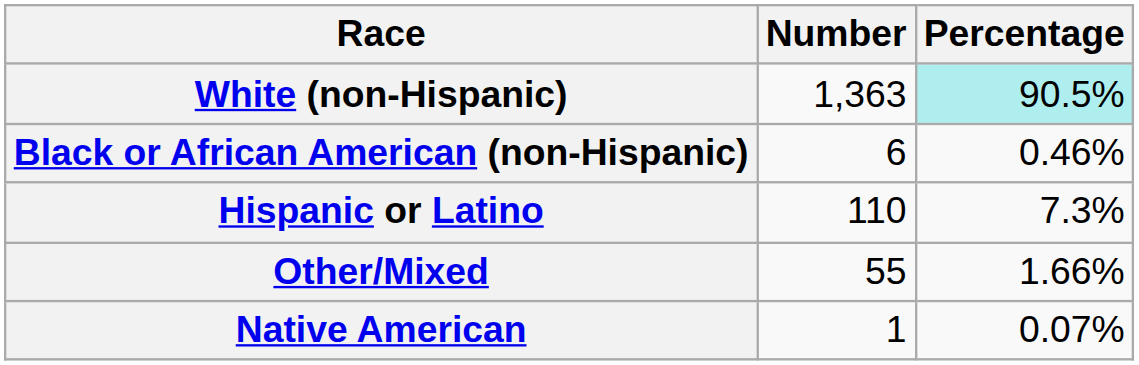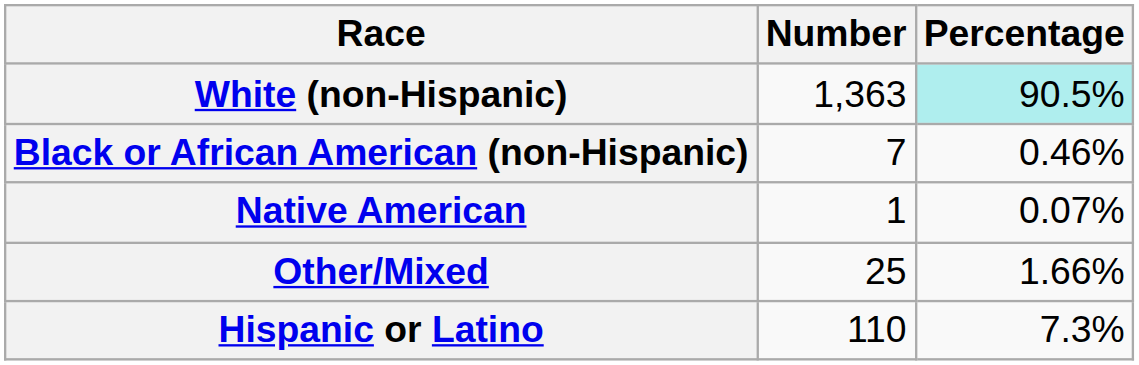(896, 152) 6 -> (896, 152) 7
rows swapped: (381, 329) <-> (381, 211)
(886, 270) 55 -> (886, 270) 25
